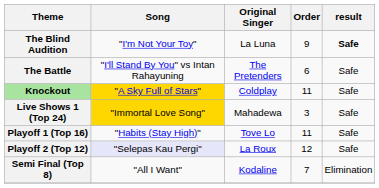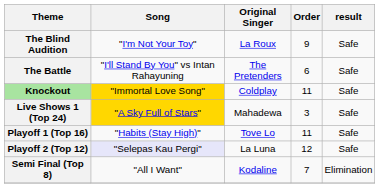(258, 44) La Luna -> (258, 44) La Roux
(348, 44) bold -> (348, 44) normal
(158, 91) "A Sky Full of Stars" -> (158, 91) "Immortal Love Song"
(158, 112) "Immortal Love Song" -> (158, 112) "A Sky Full of Stars"
(258, 149) La Roux -> (258, 149) La Luna
